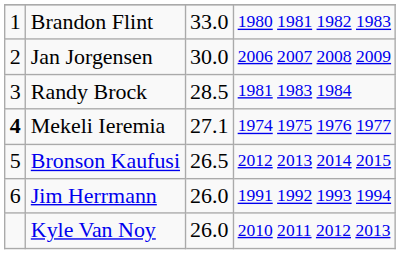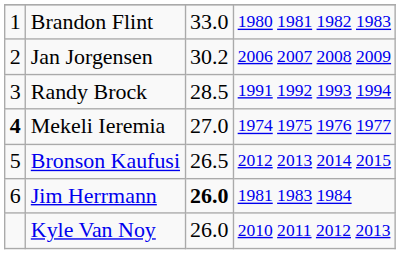(209, 56) 30.0 -> (209, 56) 30.2
(295, 91) 1981 1983 1984 -> (314, 91) 1991 1992 1993 1994
(209, 126) 27.1 -> (209, 126) 27.0
(209, 195) normal -> (209, 195) bold
(314, 195) 1991 1992 1993 1994 -> (295, 195) 1981 1983 1984
